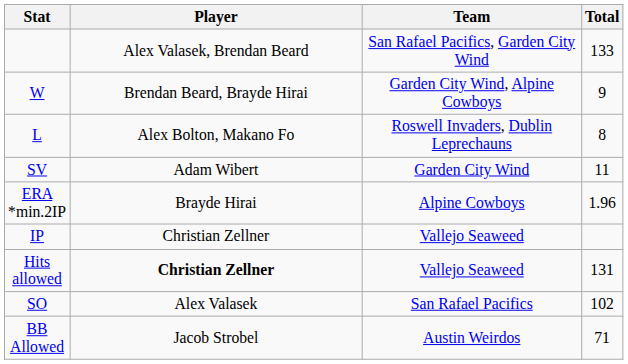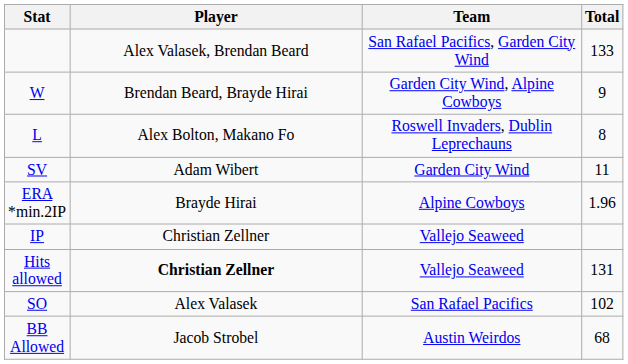(602, 337) 71 -> (602, 337) 68
